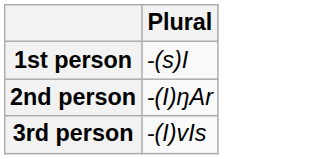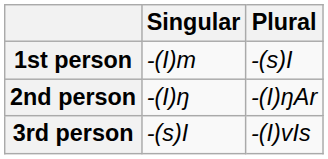+ column: (194, 23)
